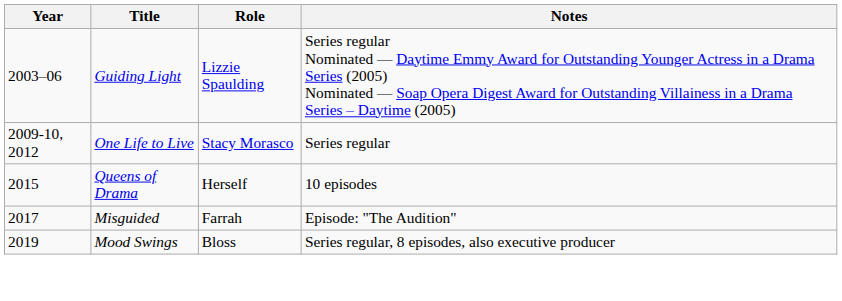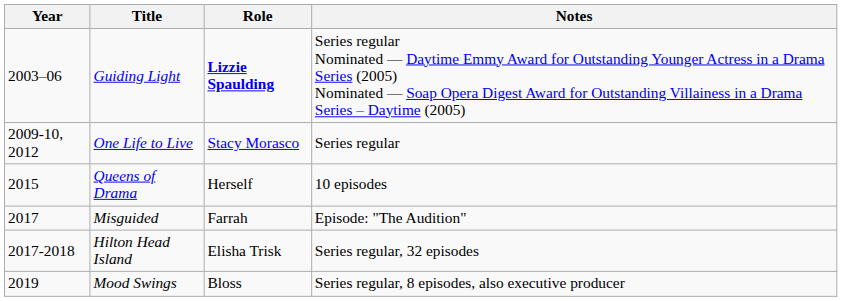(233, 75) normal -> (241, 75) bold
+ row: (132, 250)
